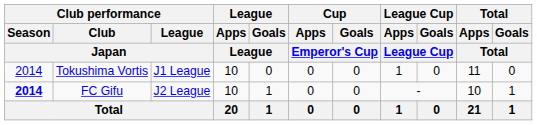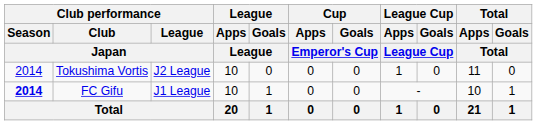(182, 71) J1 League -> (182, 71) J2 League
(182, 91) J2 League -> (182, 91) J1 League
